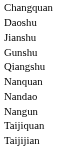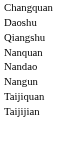- row: (20, 37)
- row: (21, 52)
